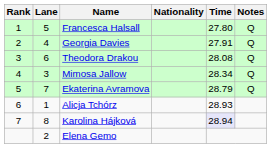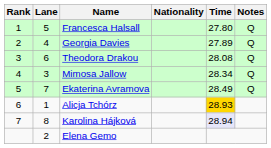(220, 43) 27.91 -> (220, 43) 27.89
(220, 89) 28.79 -> (220, 89) 28.49
(220, 105) no background -> (220, 105) gold background
